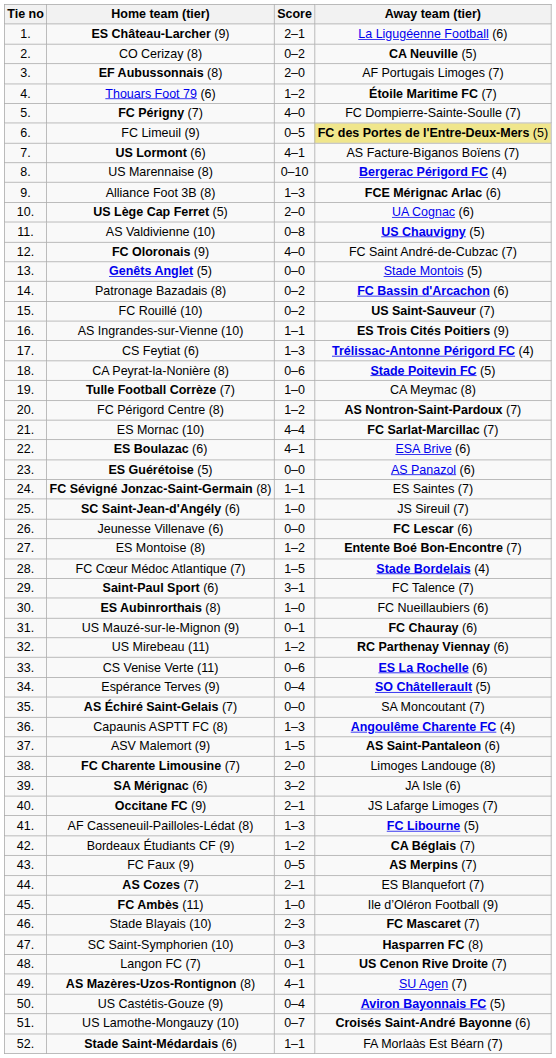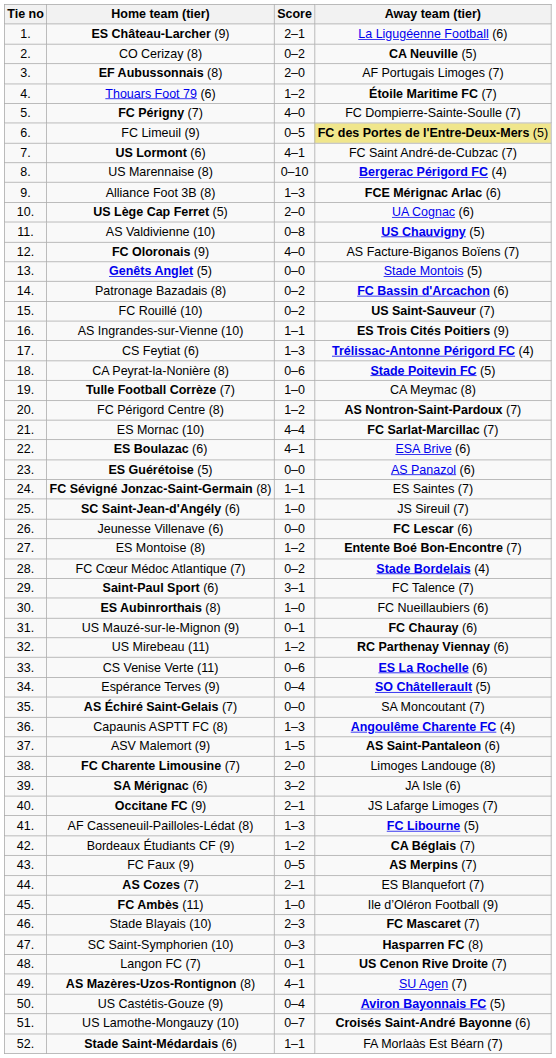(433, 152) AS Facture-Biganos Boïens (7) -> (433, 152) FC Saint André-de-Cubzac (7)
(433, 251) FC Saint André-de-Cubzac (7) -> (433, 251) AS Facture-Biganos Boïens (7)
(295, 568) 1–5 -> (295, 568) 0–2
